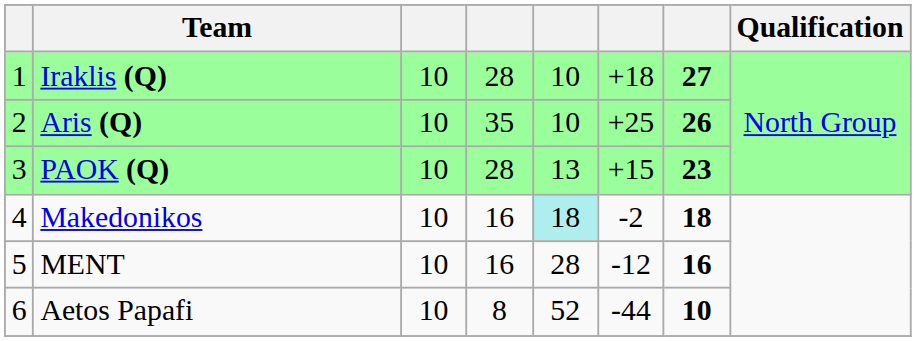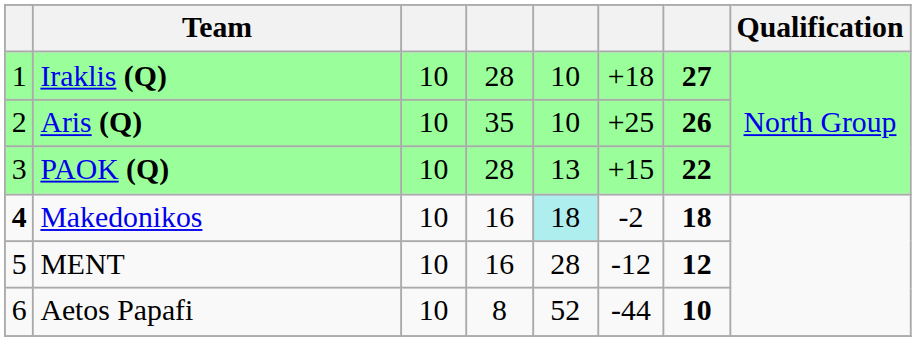(697, 169) 23 -> (697, 169) 22
(19, 216) normal -> (19, 216) bold
(697, 264) 16 -> (697, 264) 12
